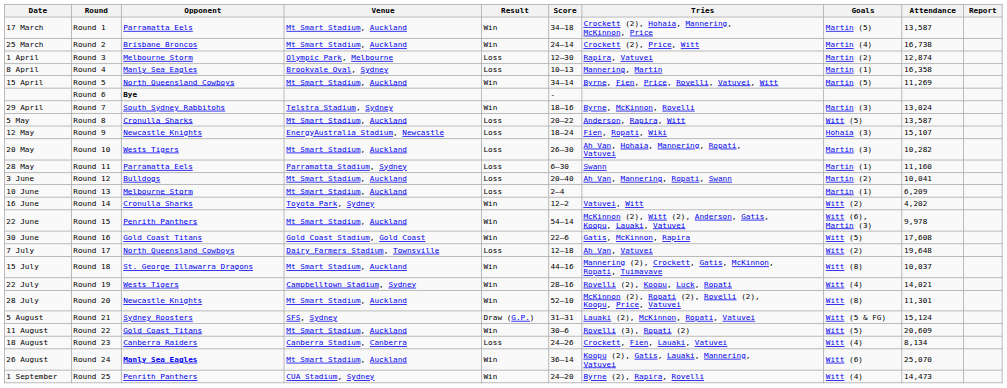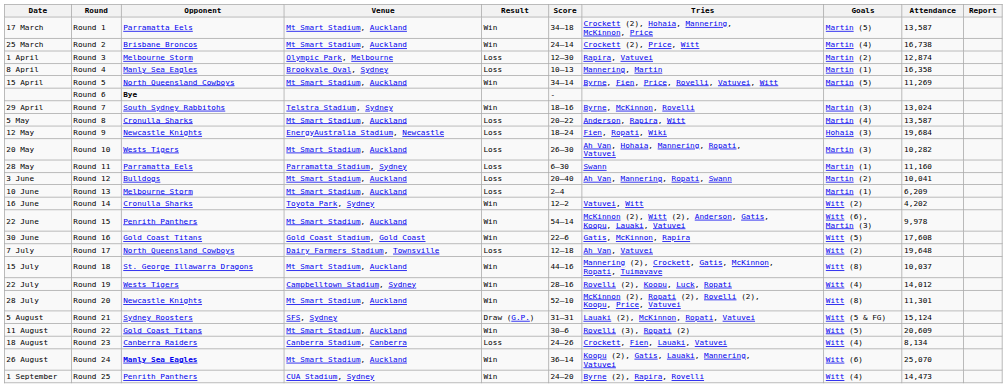(844, 119) Witt (5) -> (849, 119) Martin (4)
(918, 132) 15,107 -> (918, 132) 19,684
(918, 283) 14,021 -> (918, 283) 14,012
